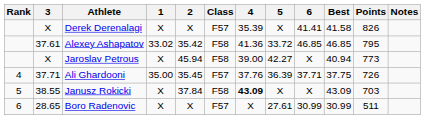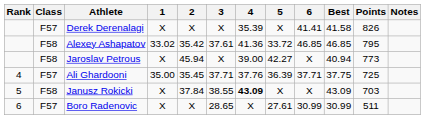columns swapped: (220, 12) <-> (48, 12)
(371, 75) 726 -> (371, 75) 725
